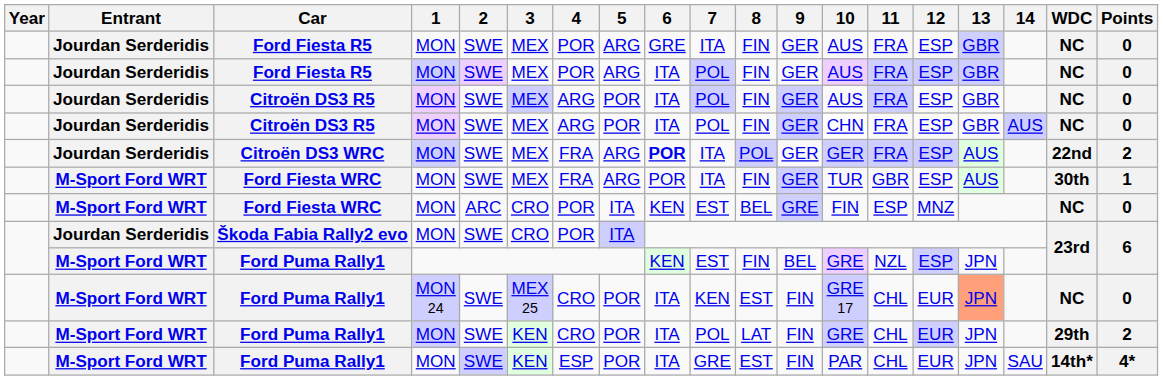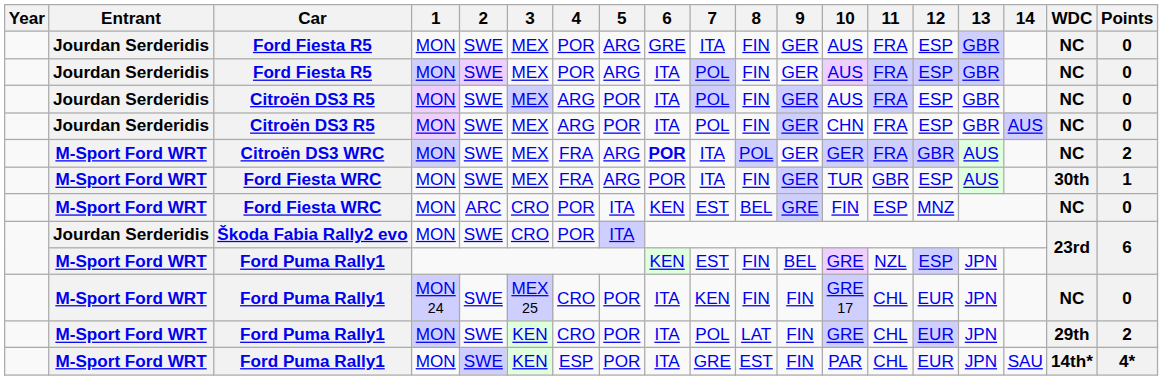(131, 153) Jourdan Serderidis -> (131, 153) M-Sport Ford WRT
(936, 153) ESP -> (936, 153) GBR
(1072, 153) 22nd -> (1072, 153) NC
(756, 297) EST -> (756, 297) FIN
(981, 297) lightsalmon background -> (981, 297) no background
